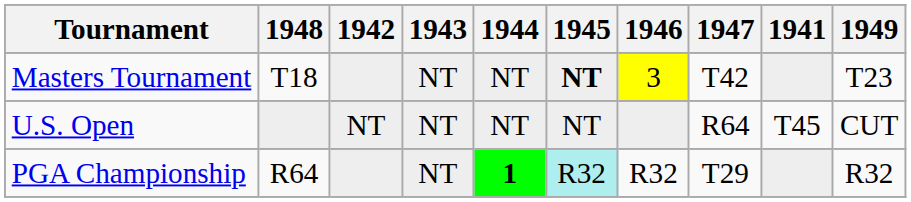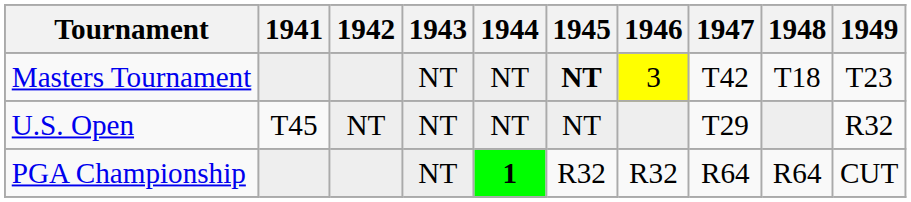columns swapped: (797, 28) <-> (294, 28)
(725, 124) R64 -> (725, 124) T29
(869, 124) CUT -> (869, 124) R32
(582, 173) paleturquoise background -> (582, 173) no background
(725, 173) T29 -> (725, 173) R64
(869, 173) R32 -> (869, 173) CUT
